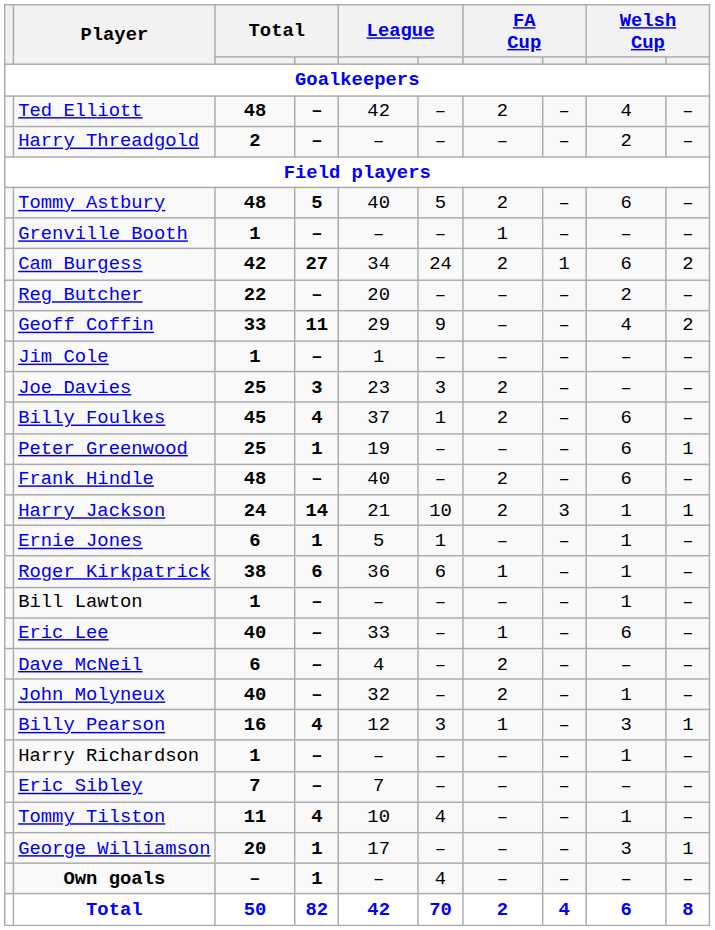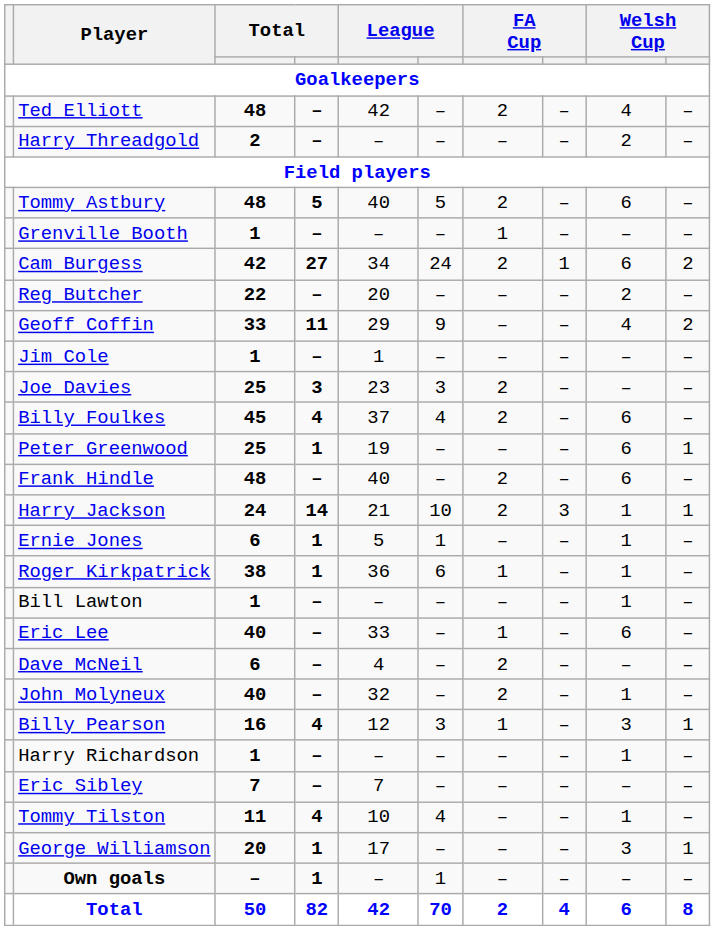(441, 418) 1 -> (441, 418) 4
(317, 572) 6 -> (317, 572) 1
(441, 879) 4 -> (441, 879) 1
